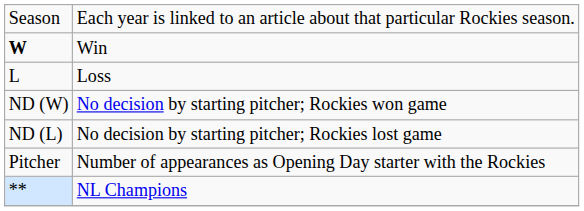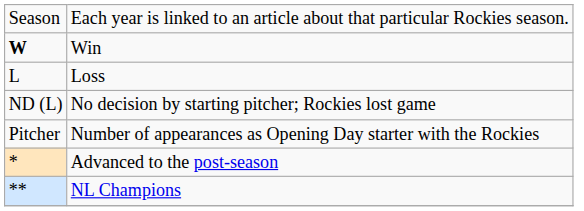- row: (262, 104)
+ row: (174, 162)
